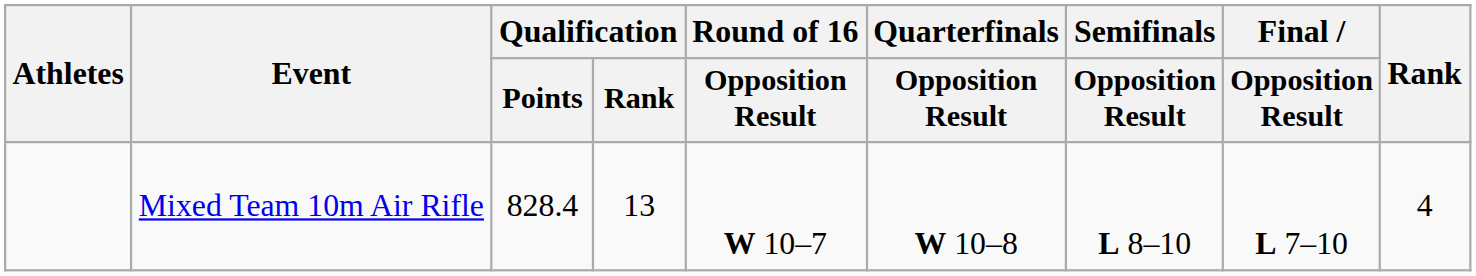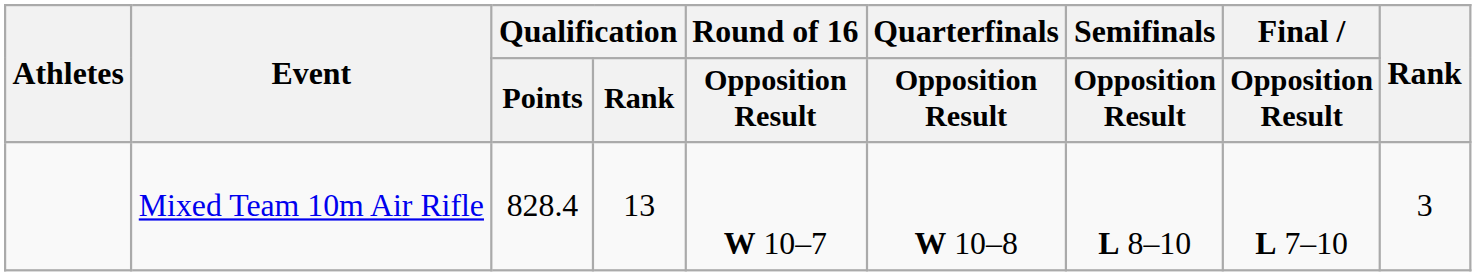(1425, 206) 4 -> (1425, 206) 3
